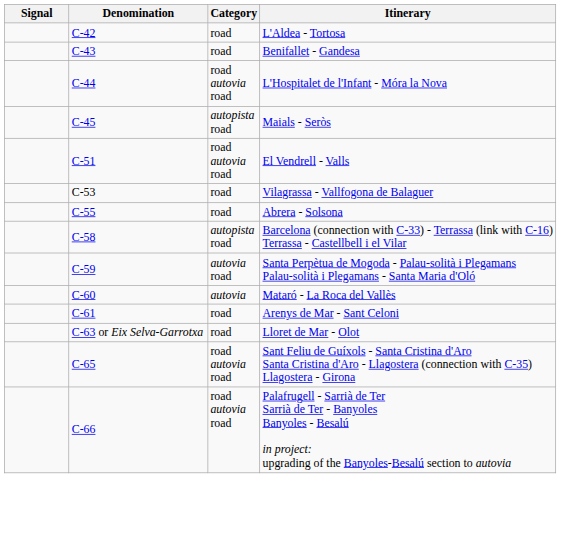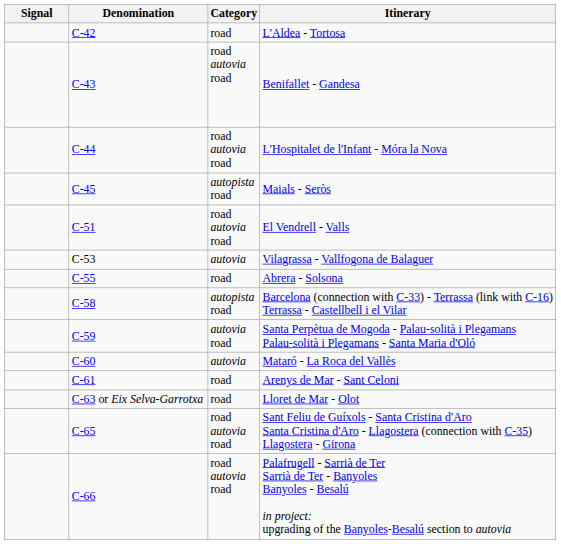(221, 51) road -> (228, 64) road autovia road
(221, 193) road -> (228, 259) autovia
